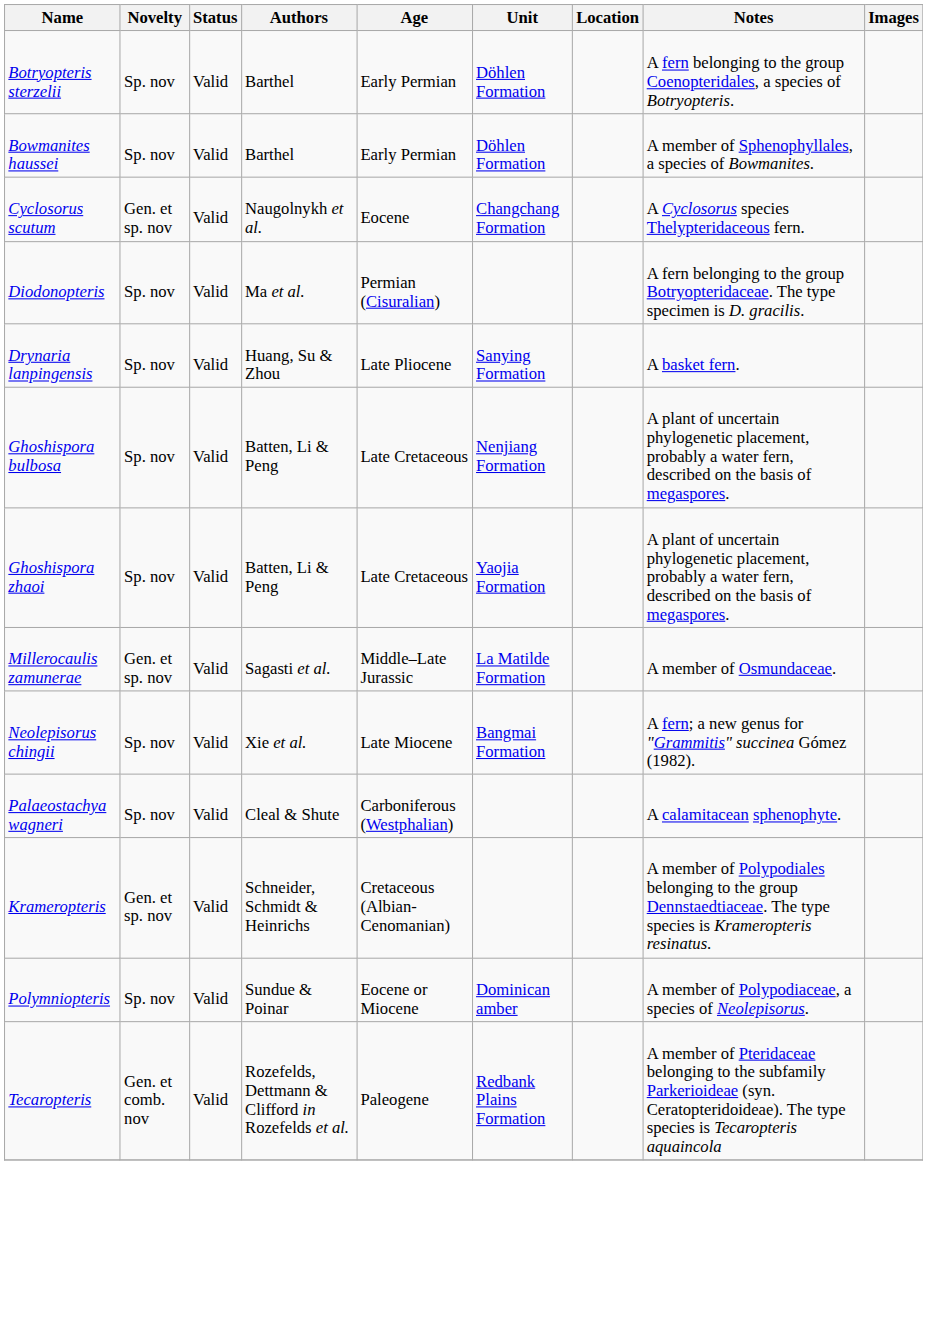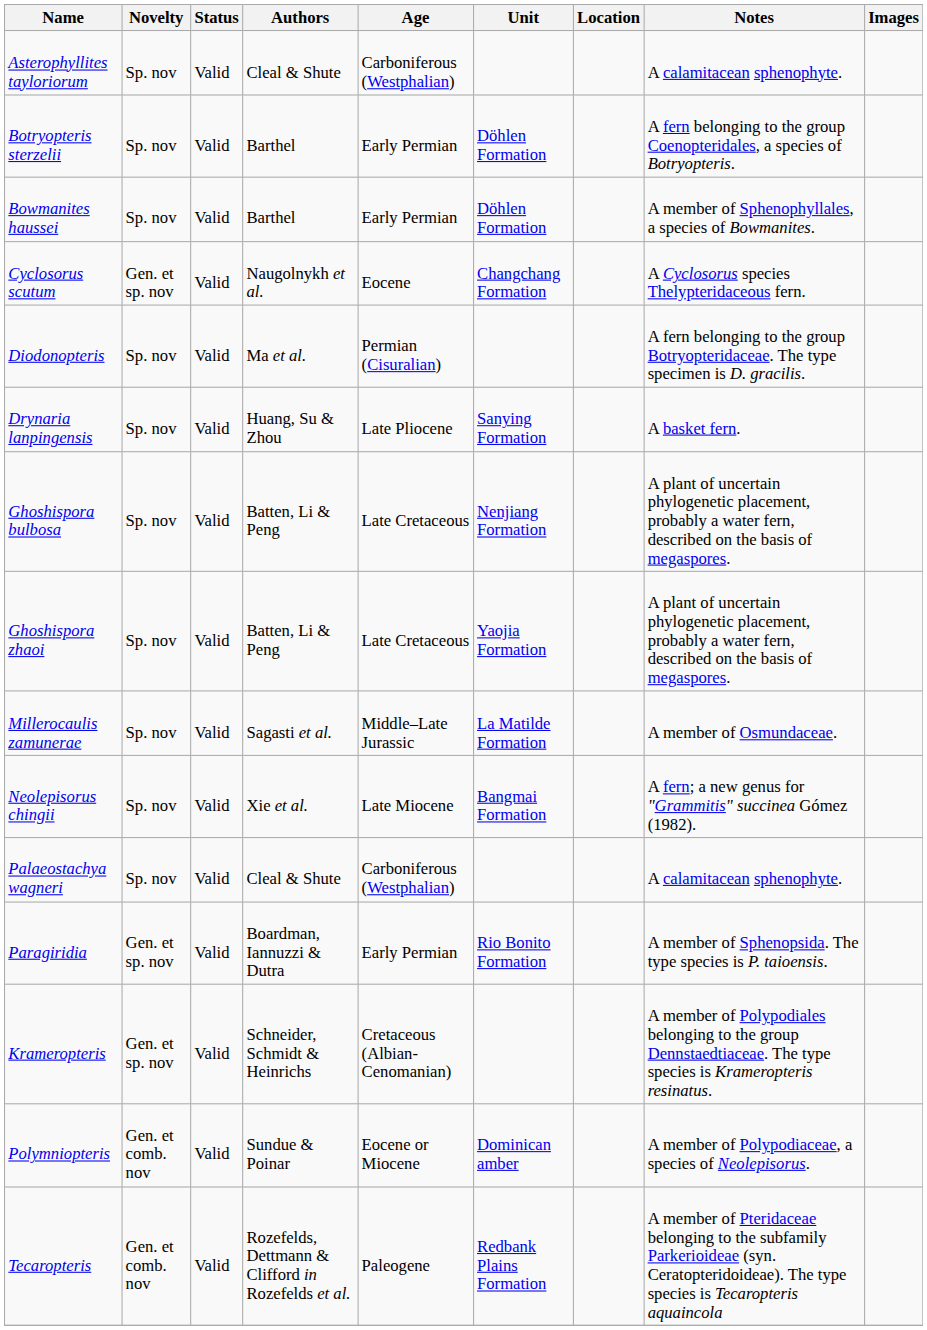+ row: (58, 72)
(148, 668) Gen. et sp. nov -> (151, 732) Sp. nov
+ row: (48, 952)
(150, 998) Sp. nov -> (150, 1154) Gen. et comb. nov
